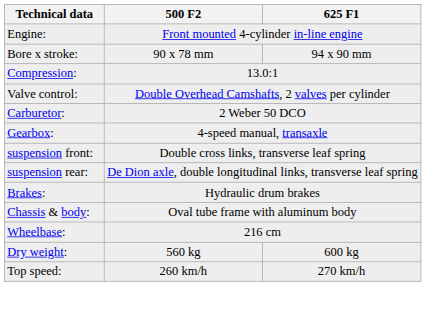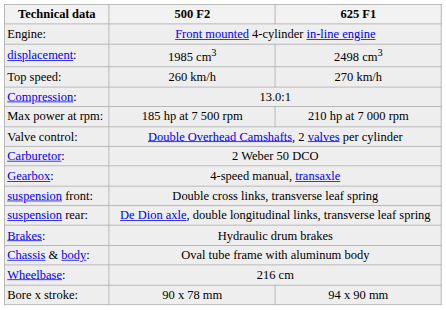+ row: (43, 55)
rows swapped: (44, 53) <-> (36, 271)
+ row: (57, 116)
- row: (39, 251)
